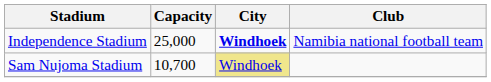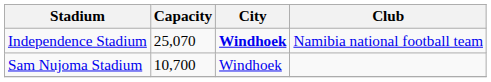(175, 40) 25,000 -> (175, 40) 25,070
(250, 64) khaki background -> (250, 64) no background
